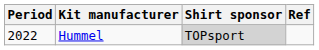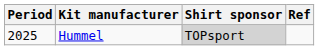(22, 35) 2022 -> (22, 35) 2025
